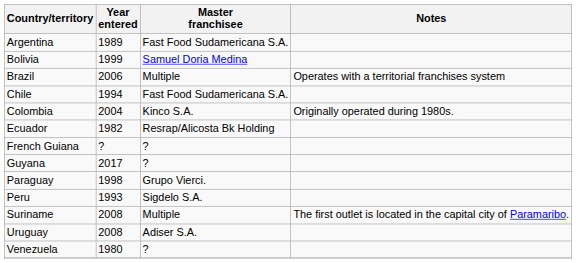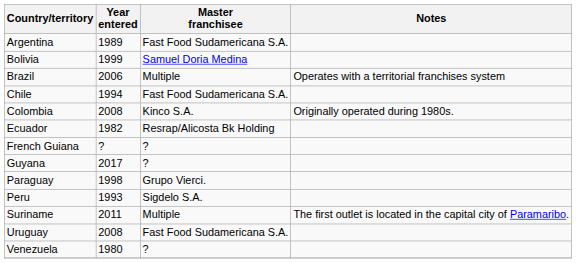(110, 111) 2004 -> (110, 111) 2008
(110, 215) 2008 -> (110, 215) 2011
(170, 232) Adiser S.A. -> (215, 232) Fast Food Sudamericana S.A.
